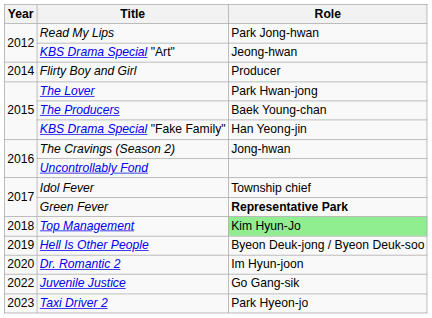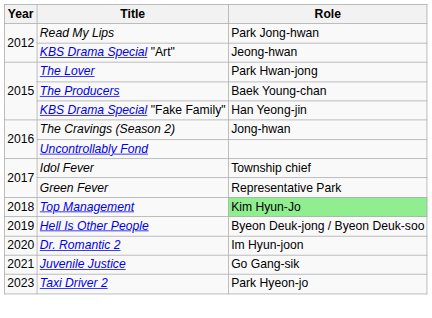- row: (88, 71)
(290, 206) bold -> (286, 187) normal
(21, 284) 2022 -> (21, 264) 2021
